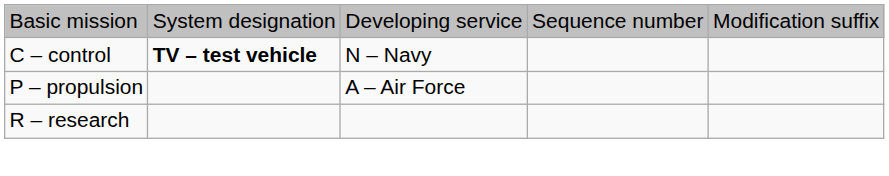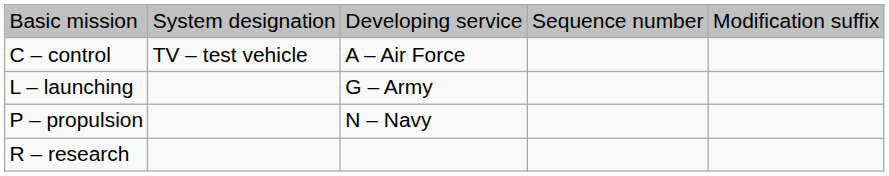(235, 54) bold -> (230, 54) normal
(388, 54) N – Navy -> (405, 54) A – Air Force
+ row: (71, 87)
(405, 87) A – Air Force -> (388, 120) N – Navy
